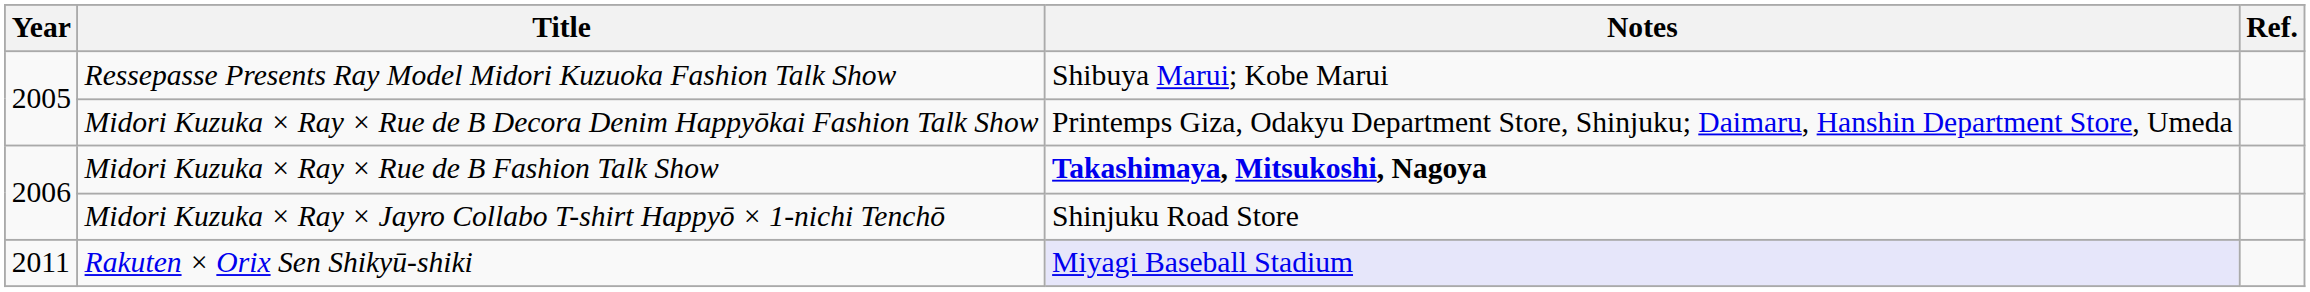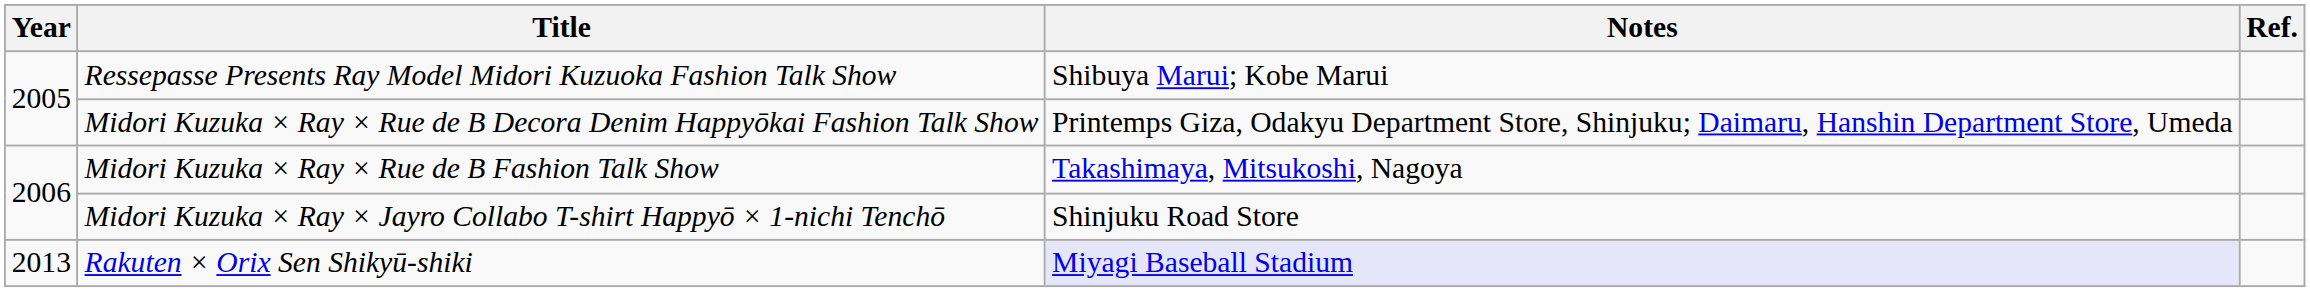(1270, 168) bold -> (1257, 168) normal
(41, 262) 2011 -> (41, 262) 2013
